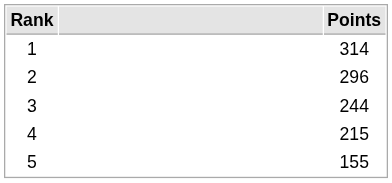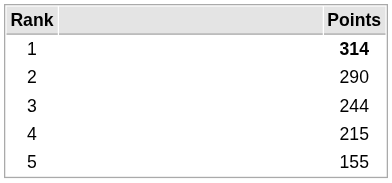(354, 49) normal -> (354, 49) bold
(354, 78) 296 -> (354, 78) 290
